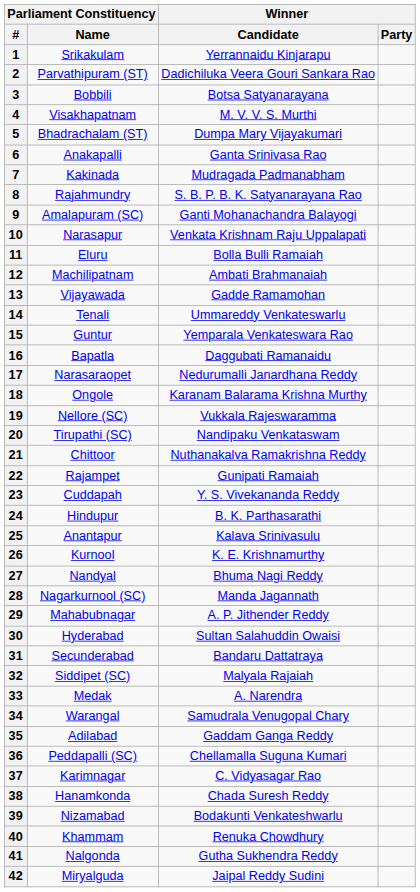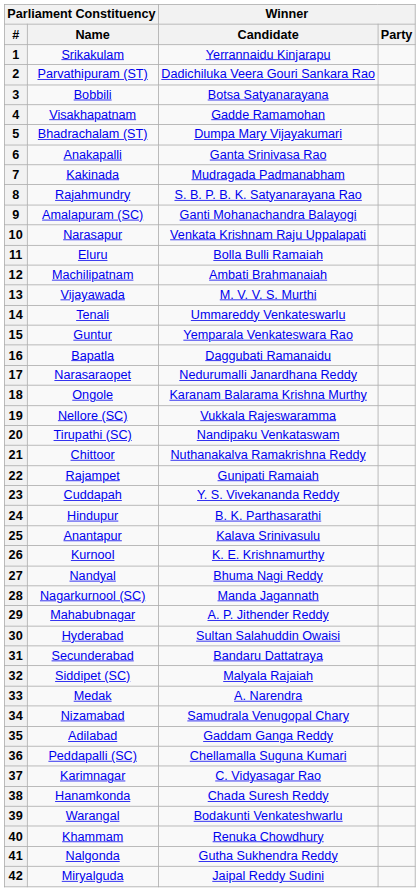(268, 114) M. V. V. S. Murthi -> (268, 114) Gadde Ramamohan
(268, 295) Gadde Ramamohan -> (268, 295) M. V. V. S. Murthi
(93, 716) Warangal -> (93, 716) Nizamabad
(93, 816) Nizamabad -> (93, 816) Warangal
